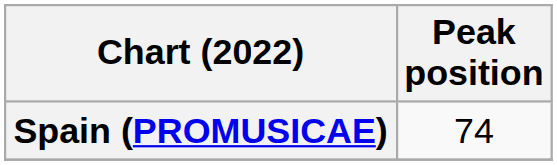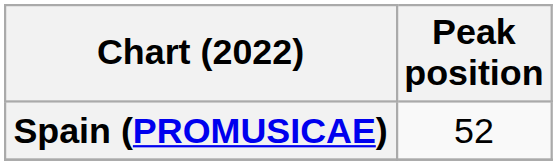(474, 130) 74 -> (474, 130) 52
